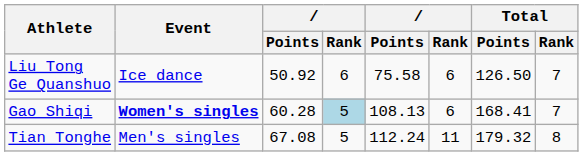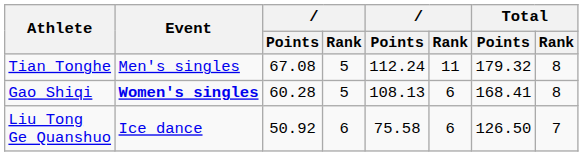rows swapped: (60, 138) <-> (60, 76)
(344, 112) lightblue background -> (344, 93) no background
(557, 112) 7 -> (557, 93) 8
